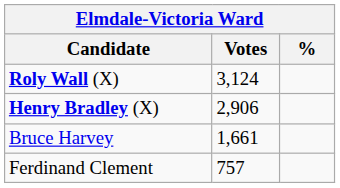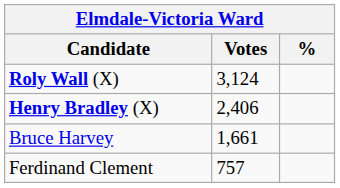(237, 108) 2,906 -> (237, 108) 2,406
